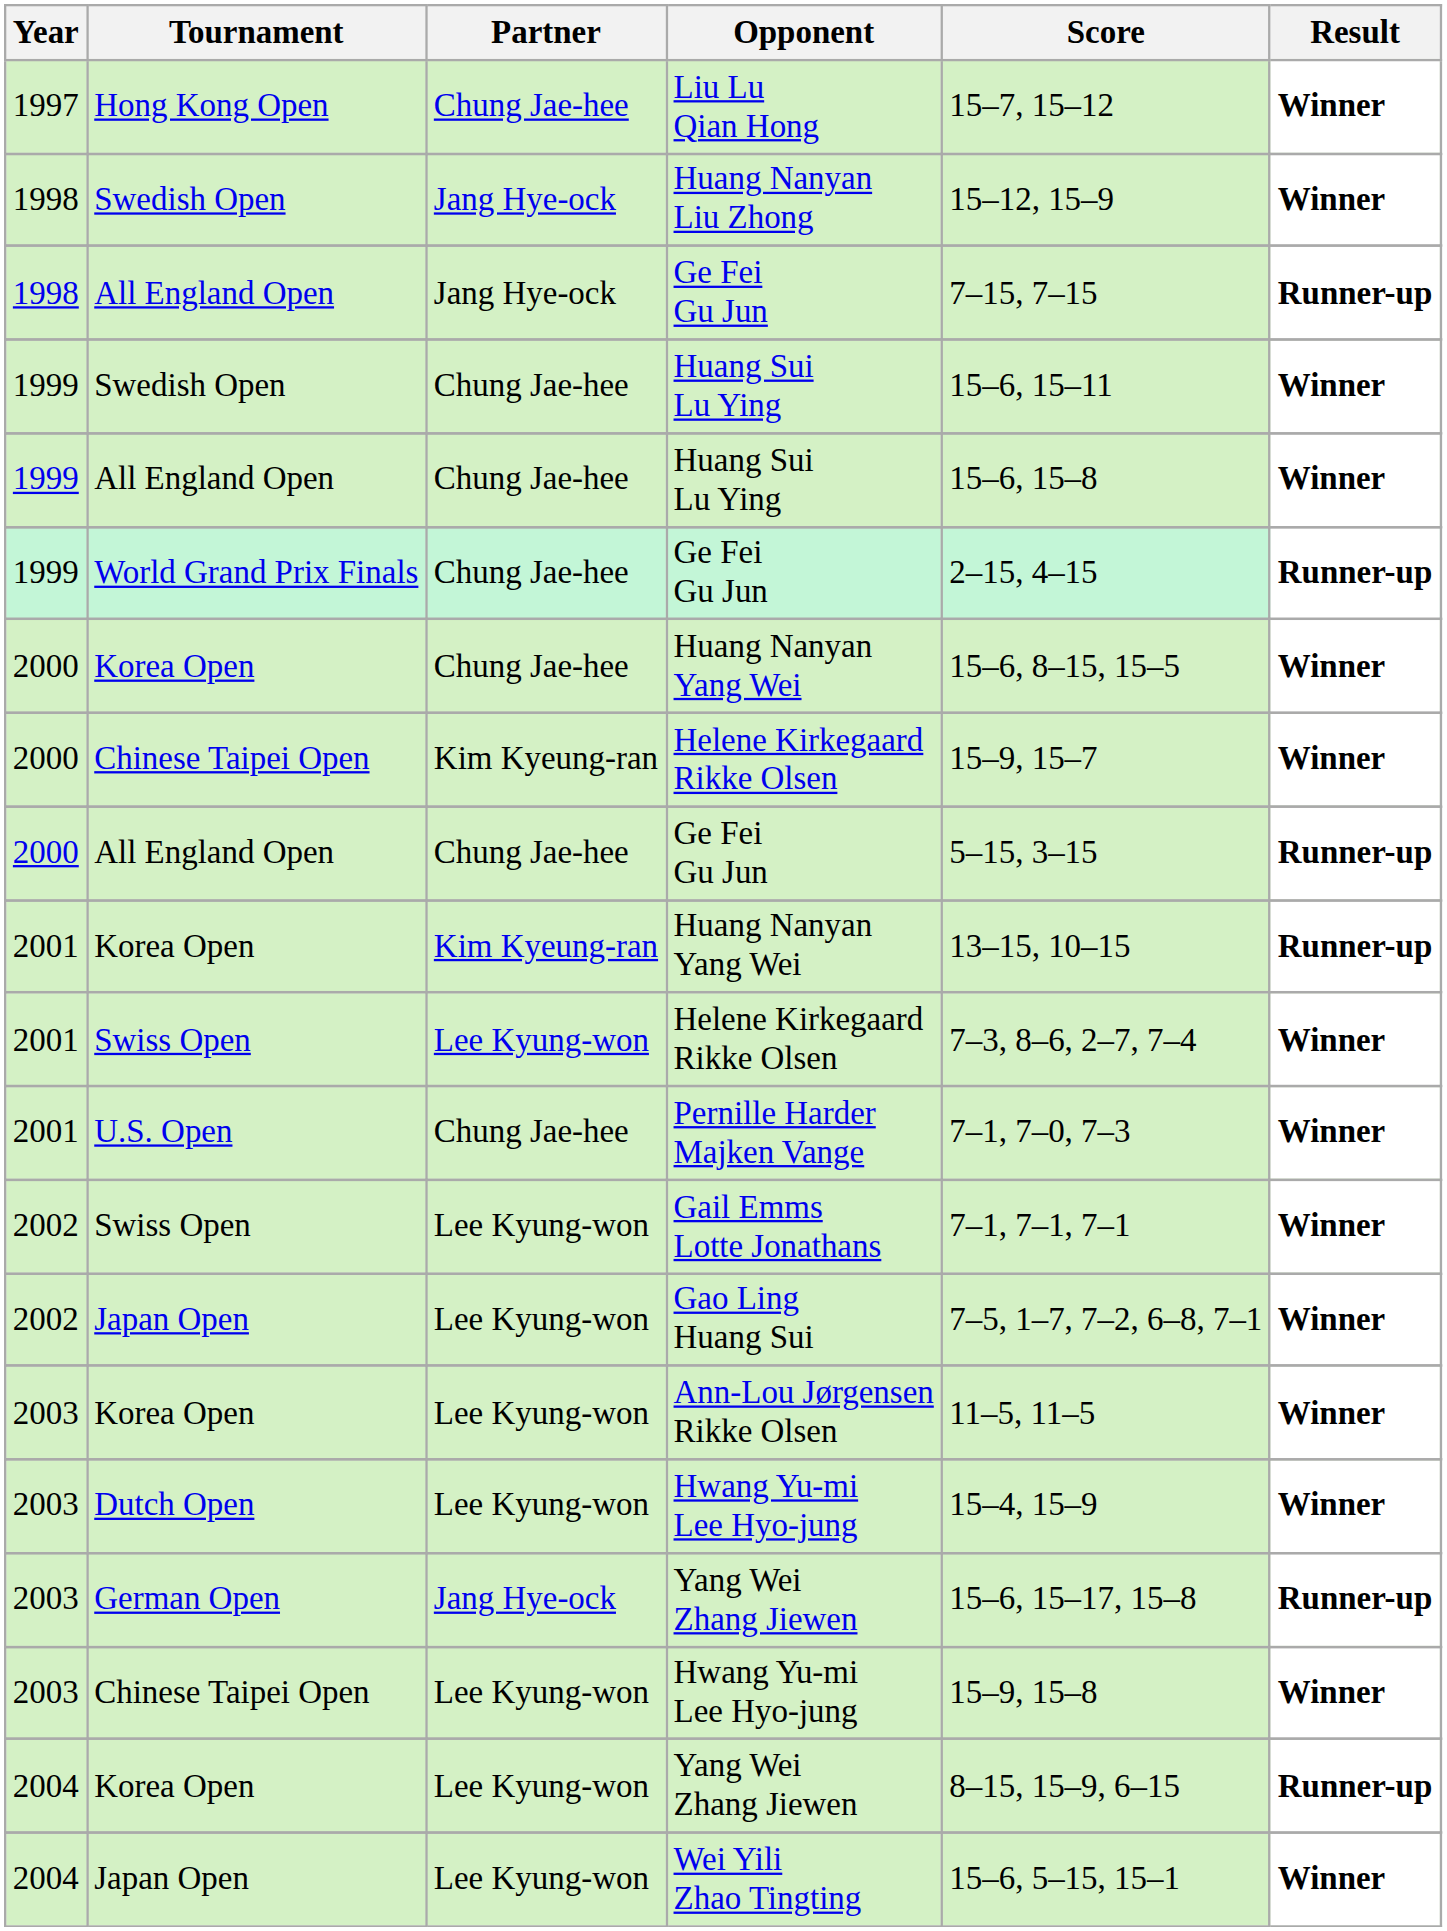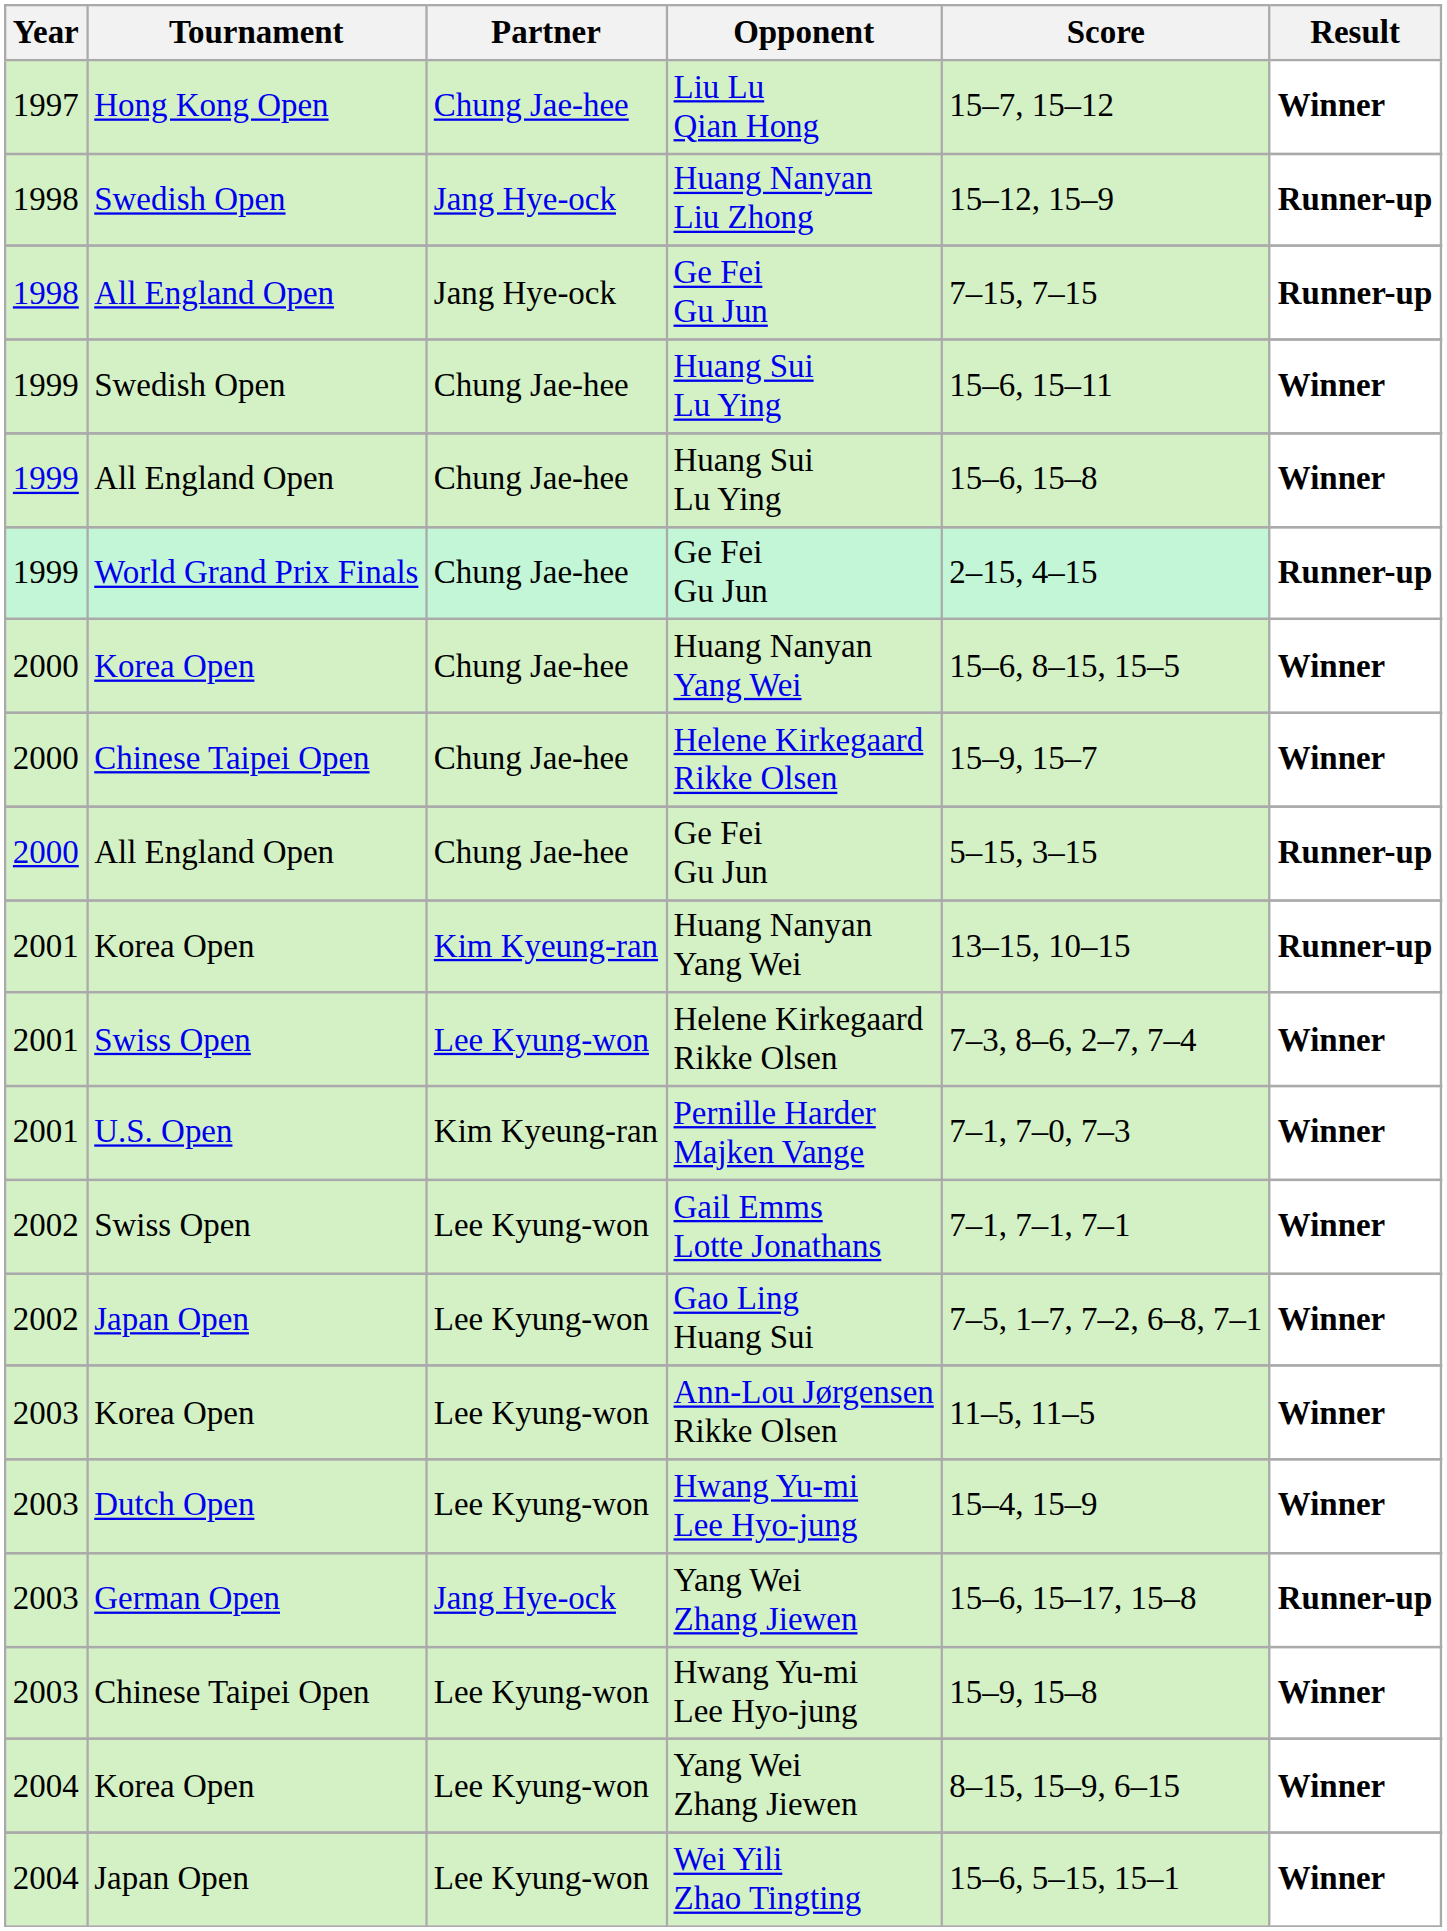(1332, 199) Winner -> (1355, 199) Runner-up
(546, 759) Kim Kyeung-ran -> (531, 759) Chung Jae-hee
(531, 1132) Chung Jae-hee -> (546, 1132) Kim Kyeung-ran
(1355, 1785) Runner-up -> (1332, 1785) Winner
